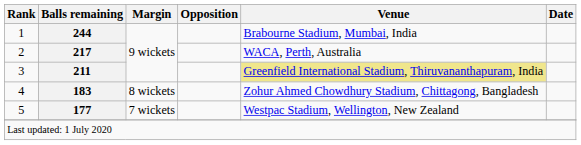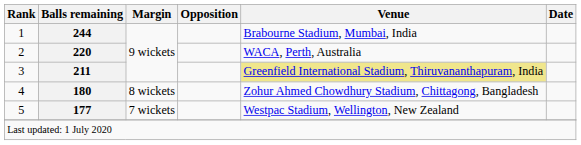(82, 52) 217 -> (82, 52) 220
(82, 91) 183 -> (82, 91) 180
